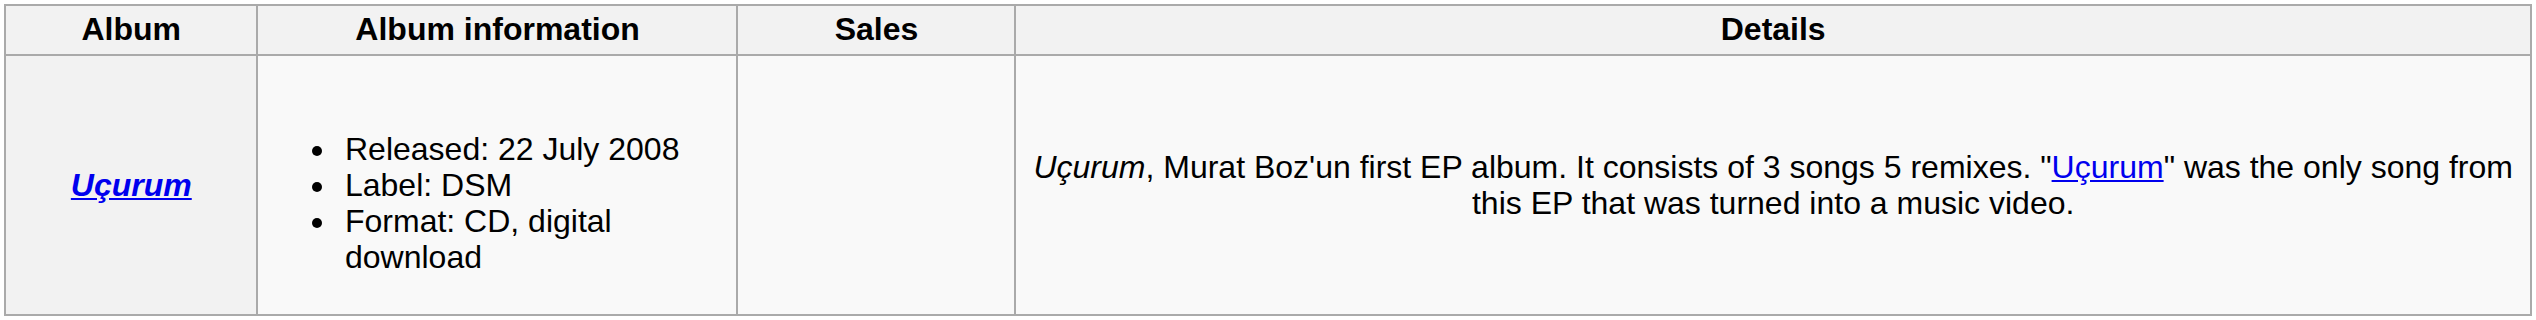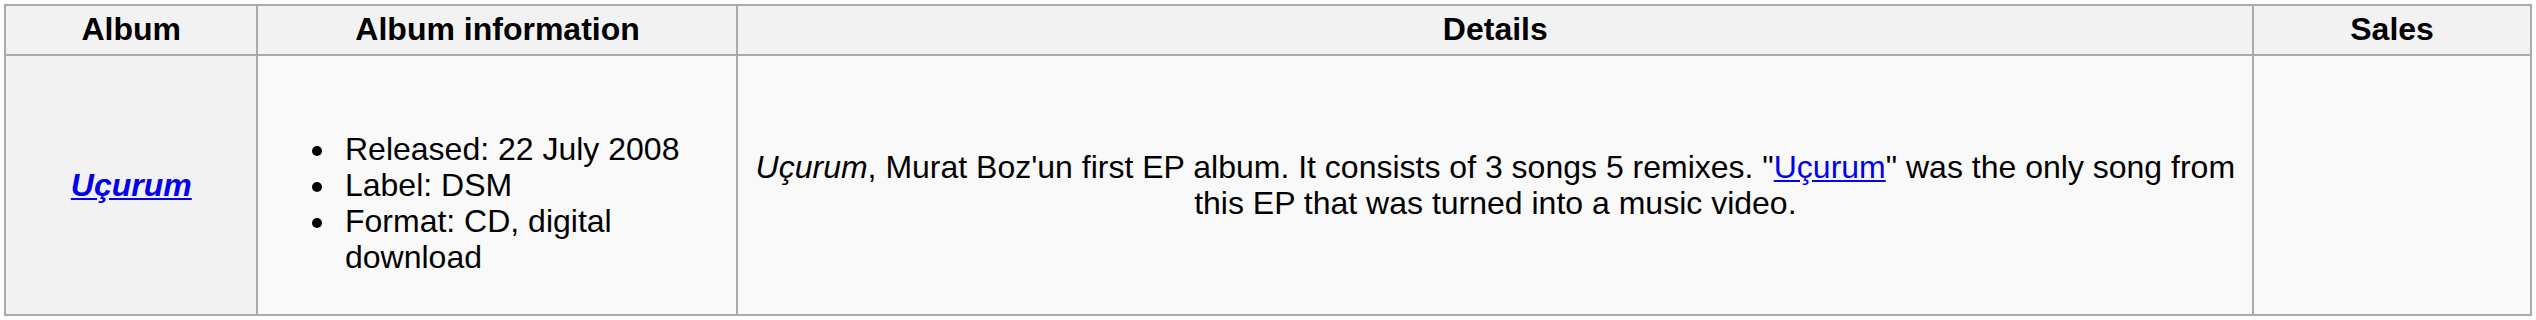columns swapped: (1773, 29) <-> (876, 29)
